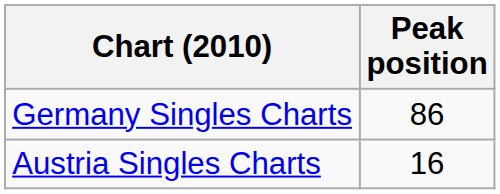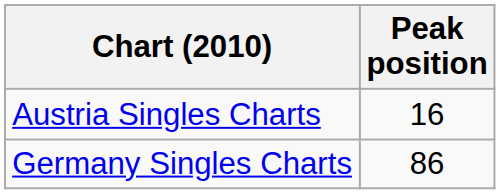rows swapped: (167, 163) <-> (182, 113)
